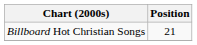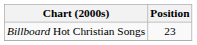(170, 31) 21 -> (170, 31) 23
